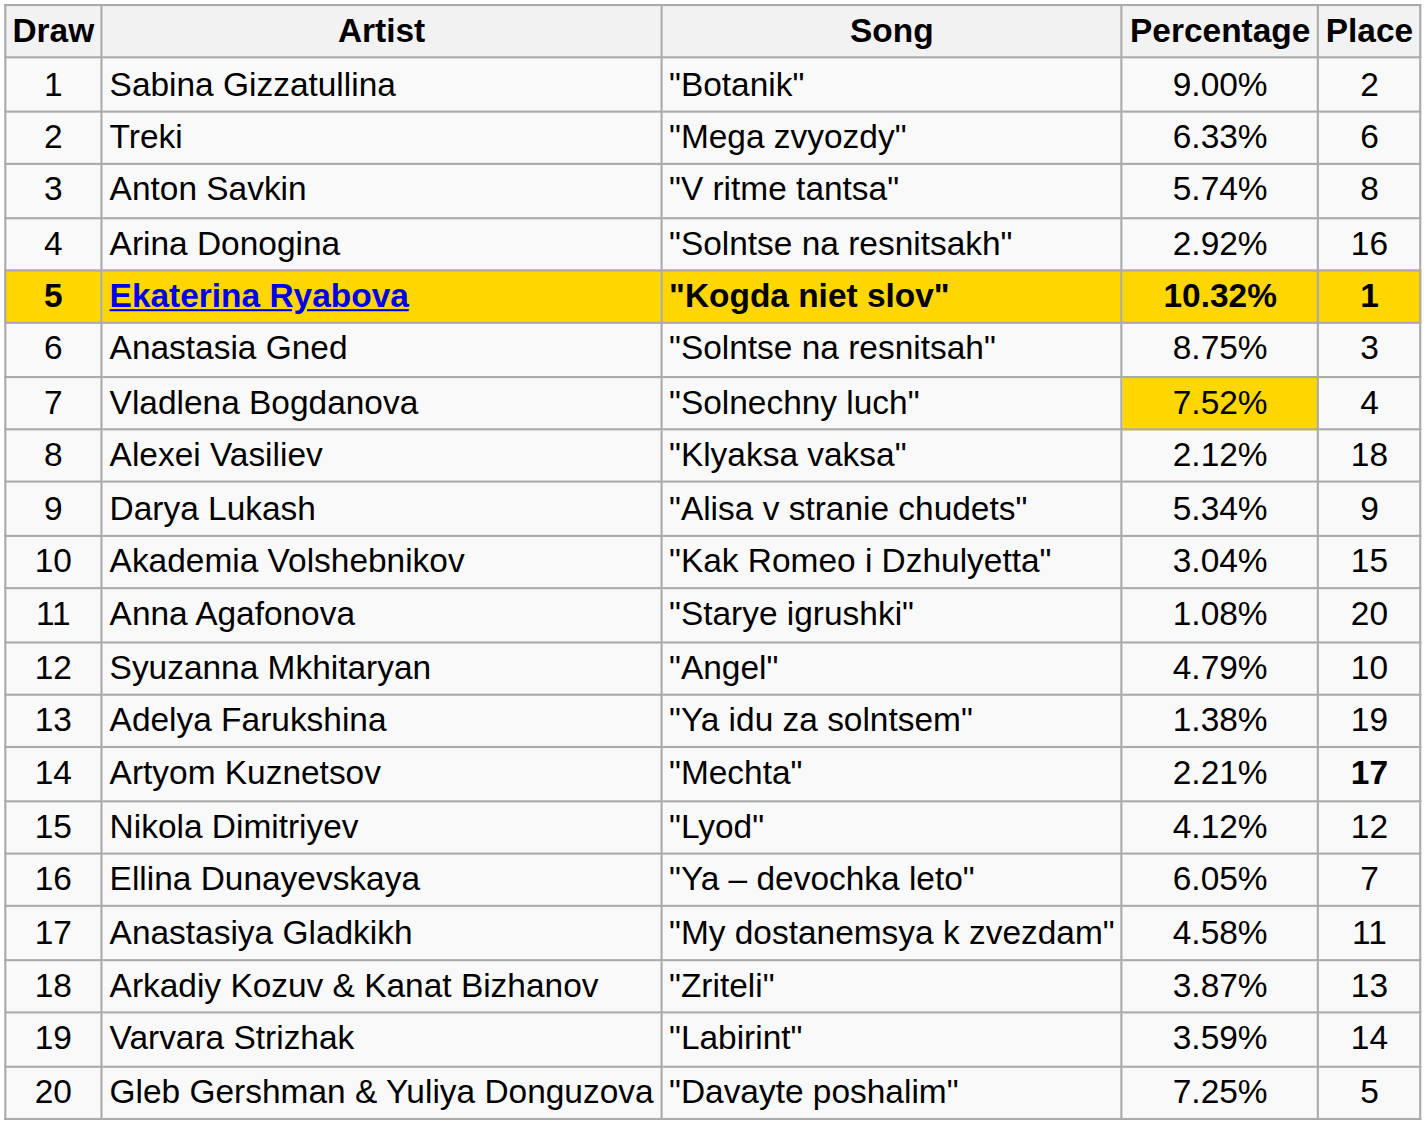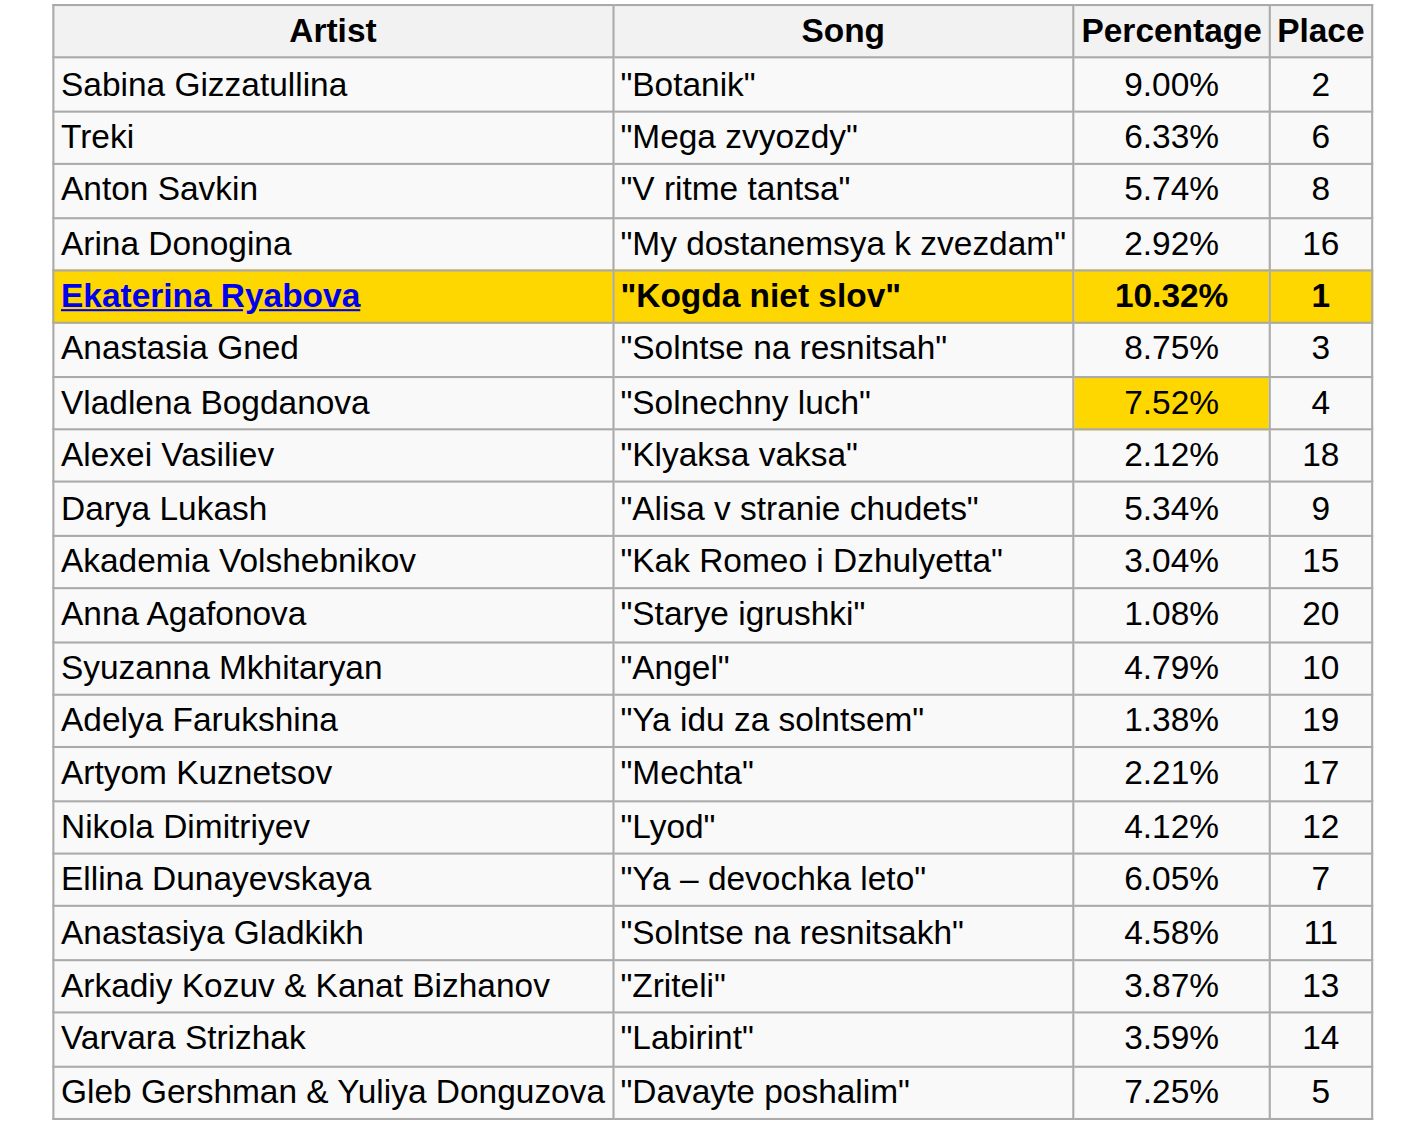- column: (53, 31)
(841, 243) "Solntse na resnitsakh" -> (843, 243) "My dostanemsya k zvezdam"
(1369, 773) bold -> (1321, 773) normal
(892, 932) "My dostanemsya k zvezdam" -> (792, 932) "Solntse na resnitsakh"
